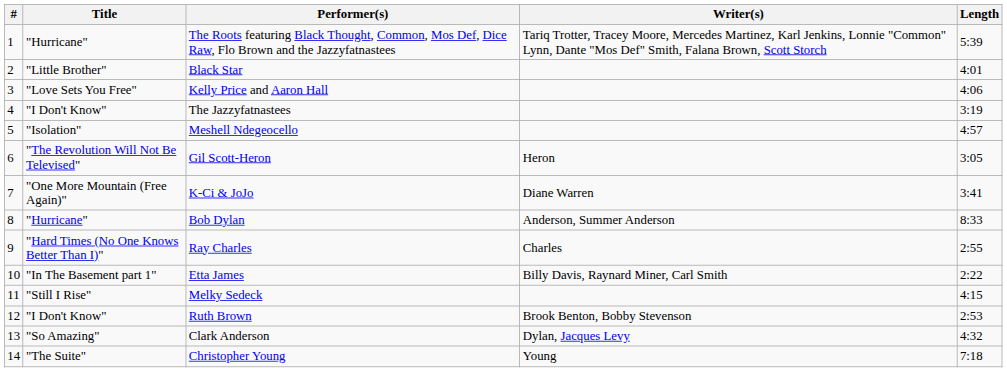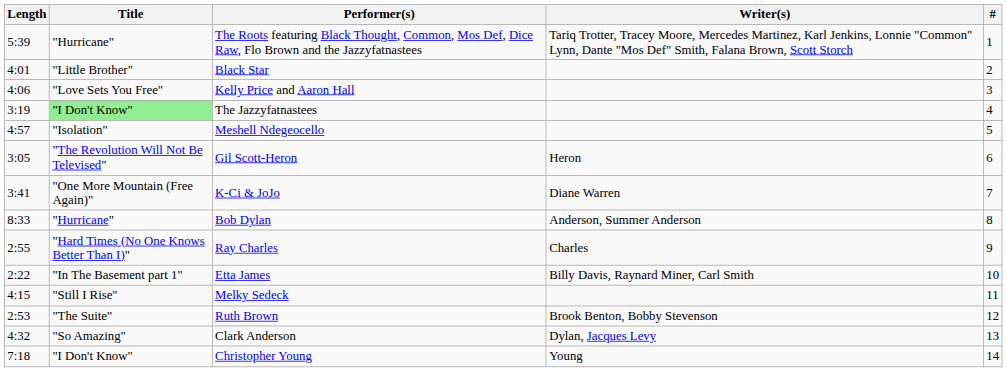columns swapped: (14, 14) <-> (979, 14)
(66, 110) no background -> (93, 110) lightgreen background
(66, 315) "I Don't Know" -> (82, 315) "The Suite"
(56, 356) "The Suite" -> (93, 356) "I Don't Know"
